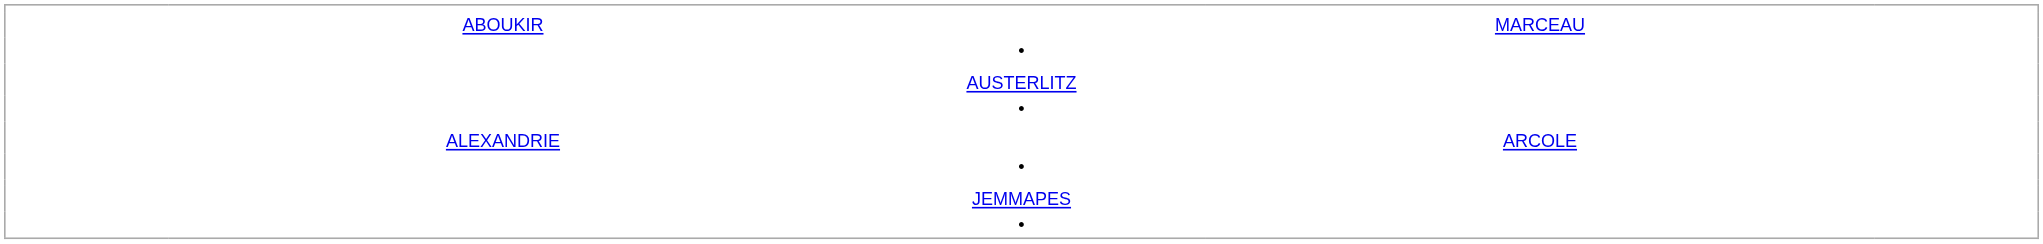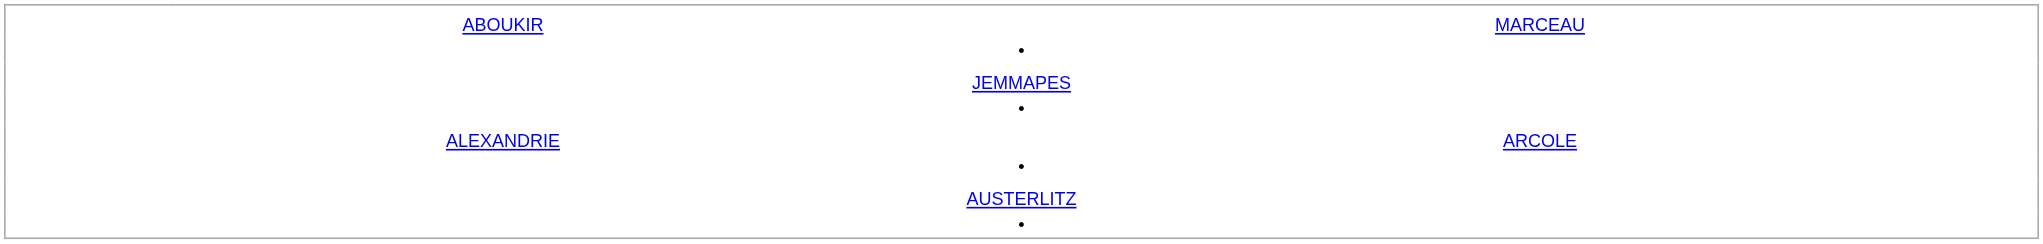rows swapped: (503, 83) <-> (503, 199)
